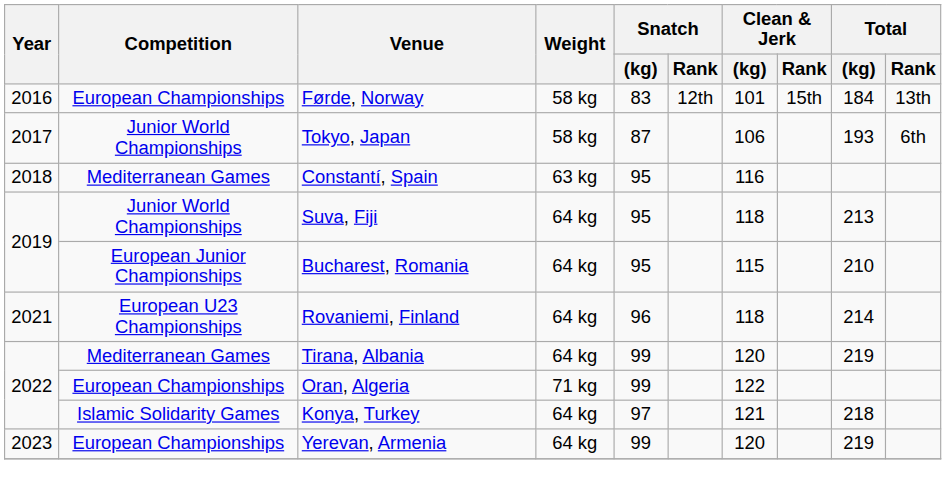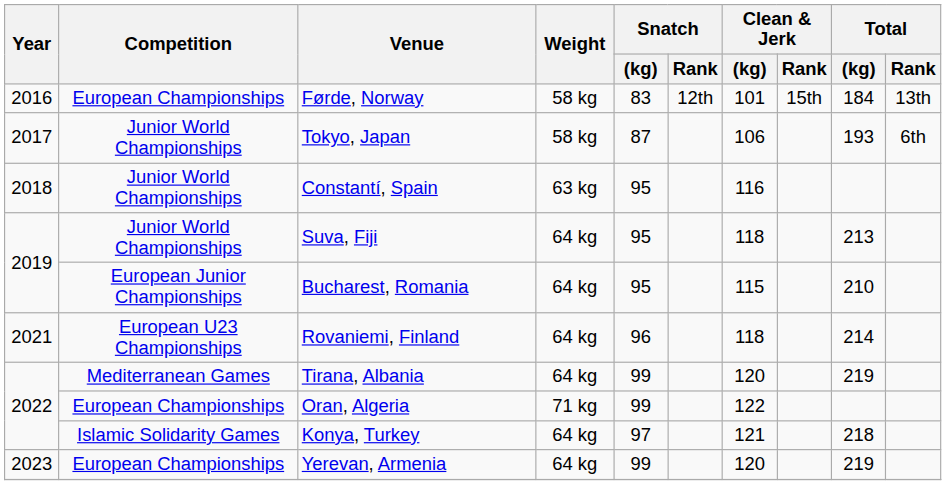(178, 177) Mediterranean Games -> (178, 187) Junior World Championships
